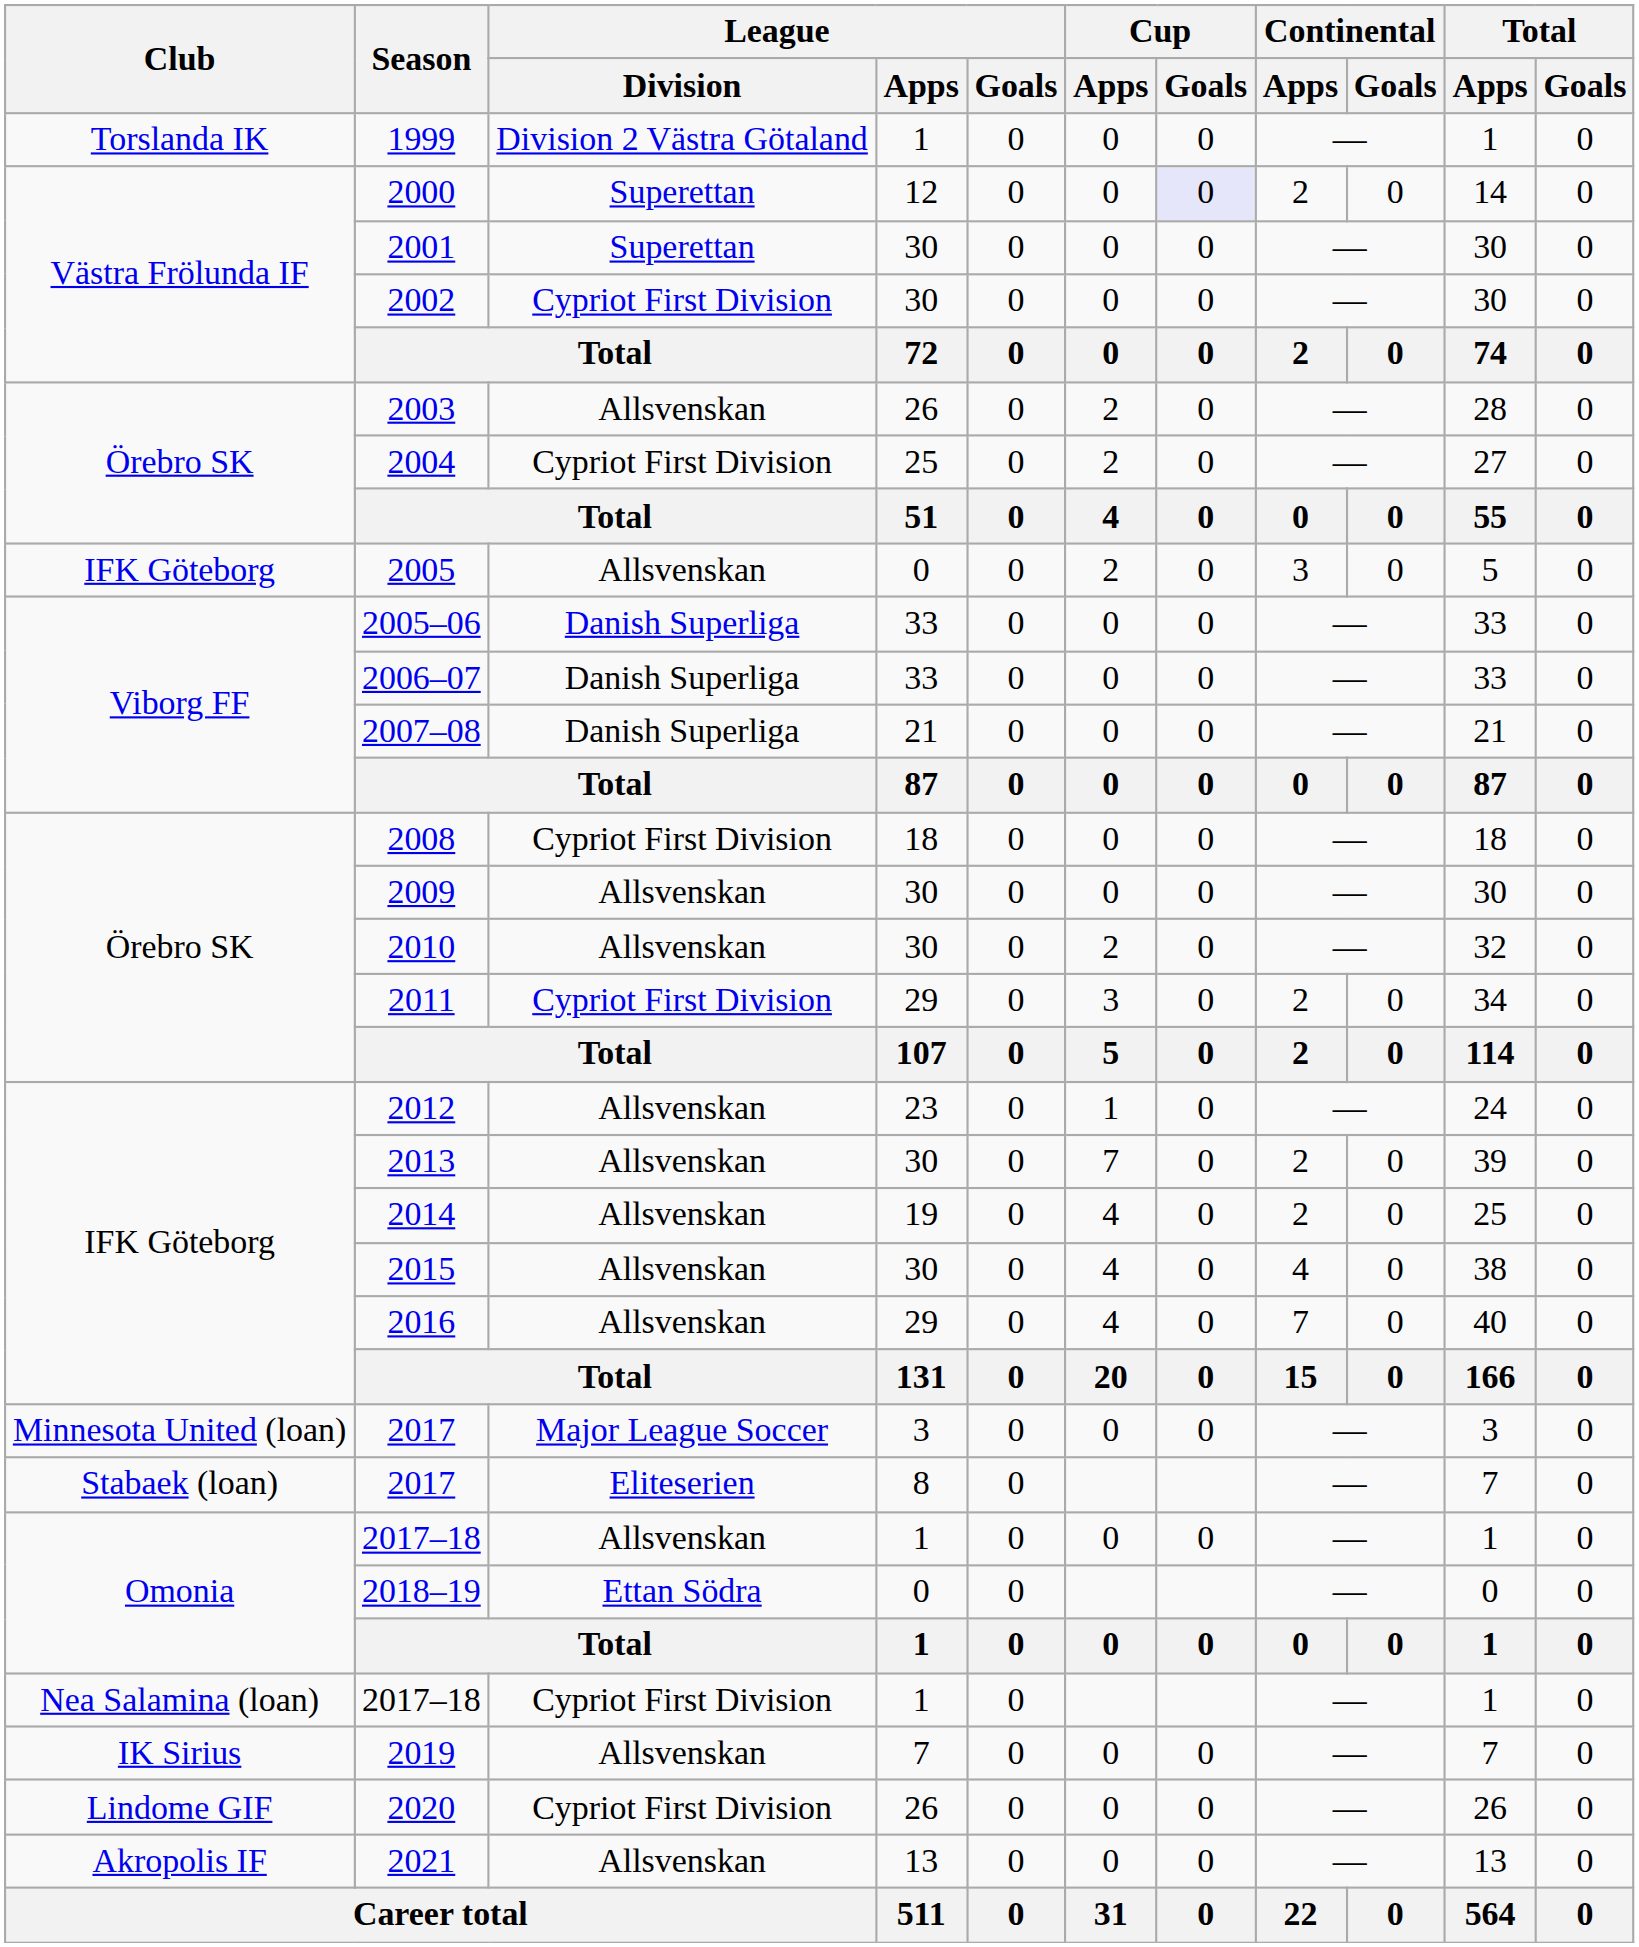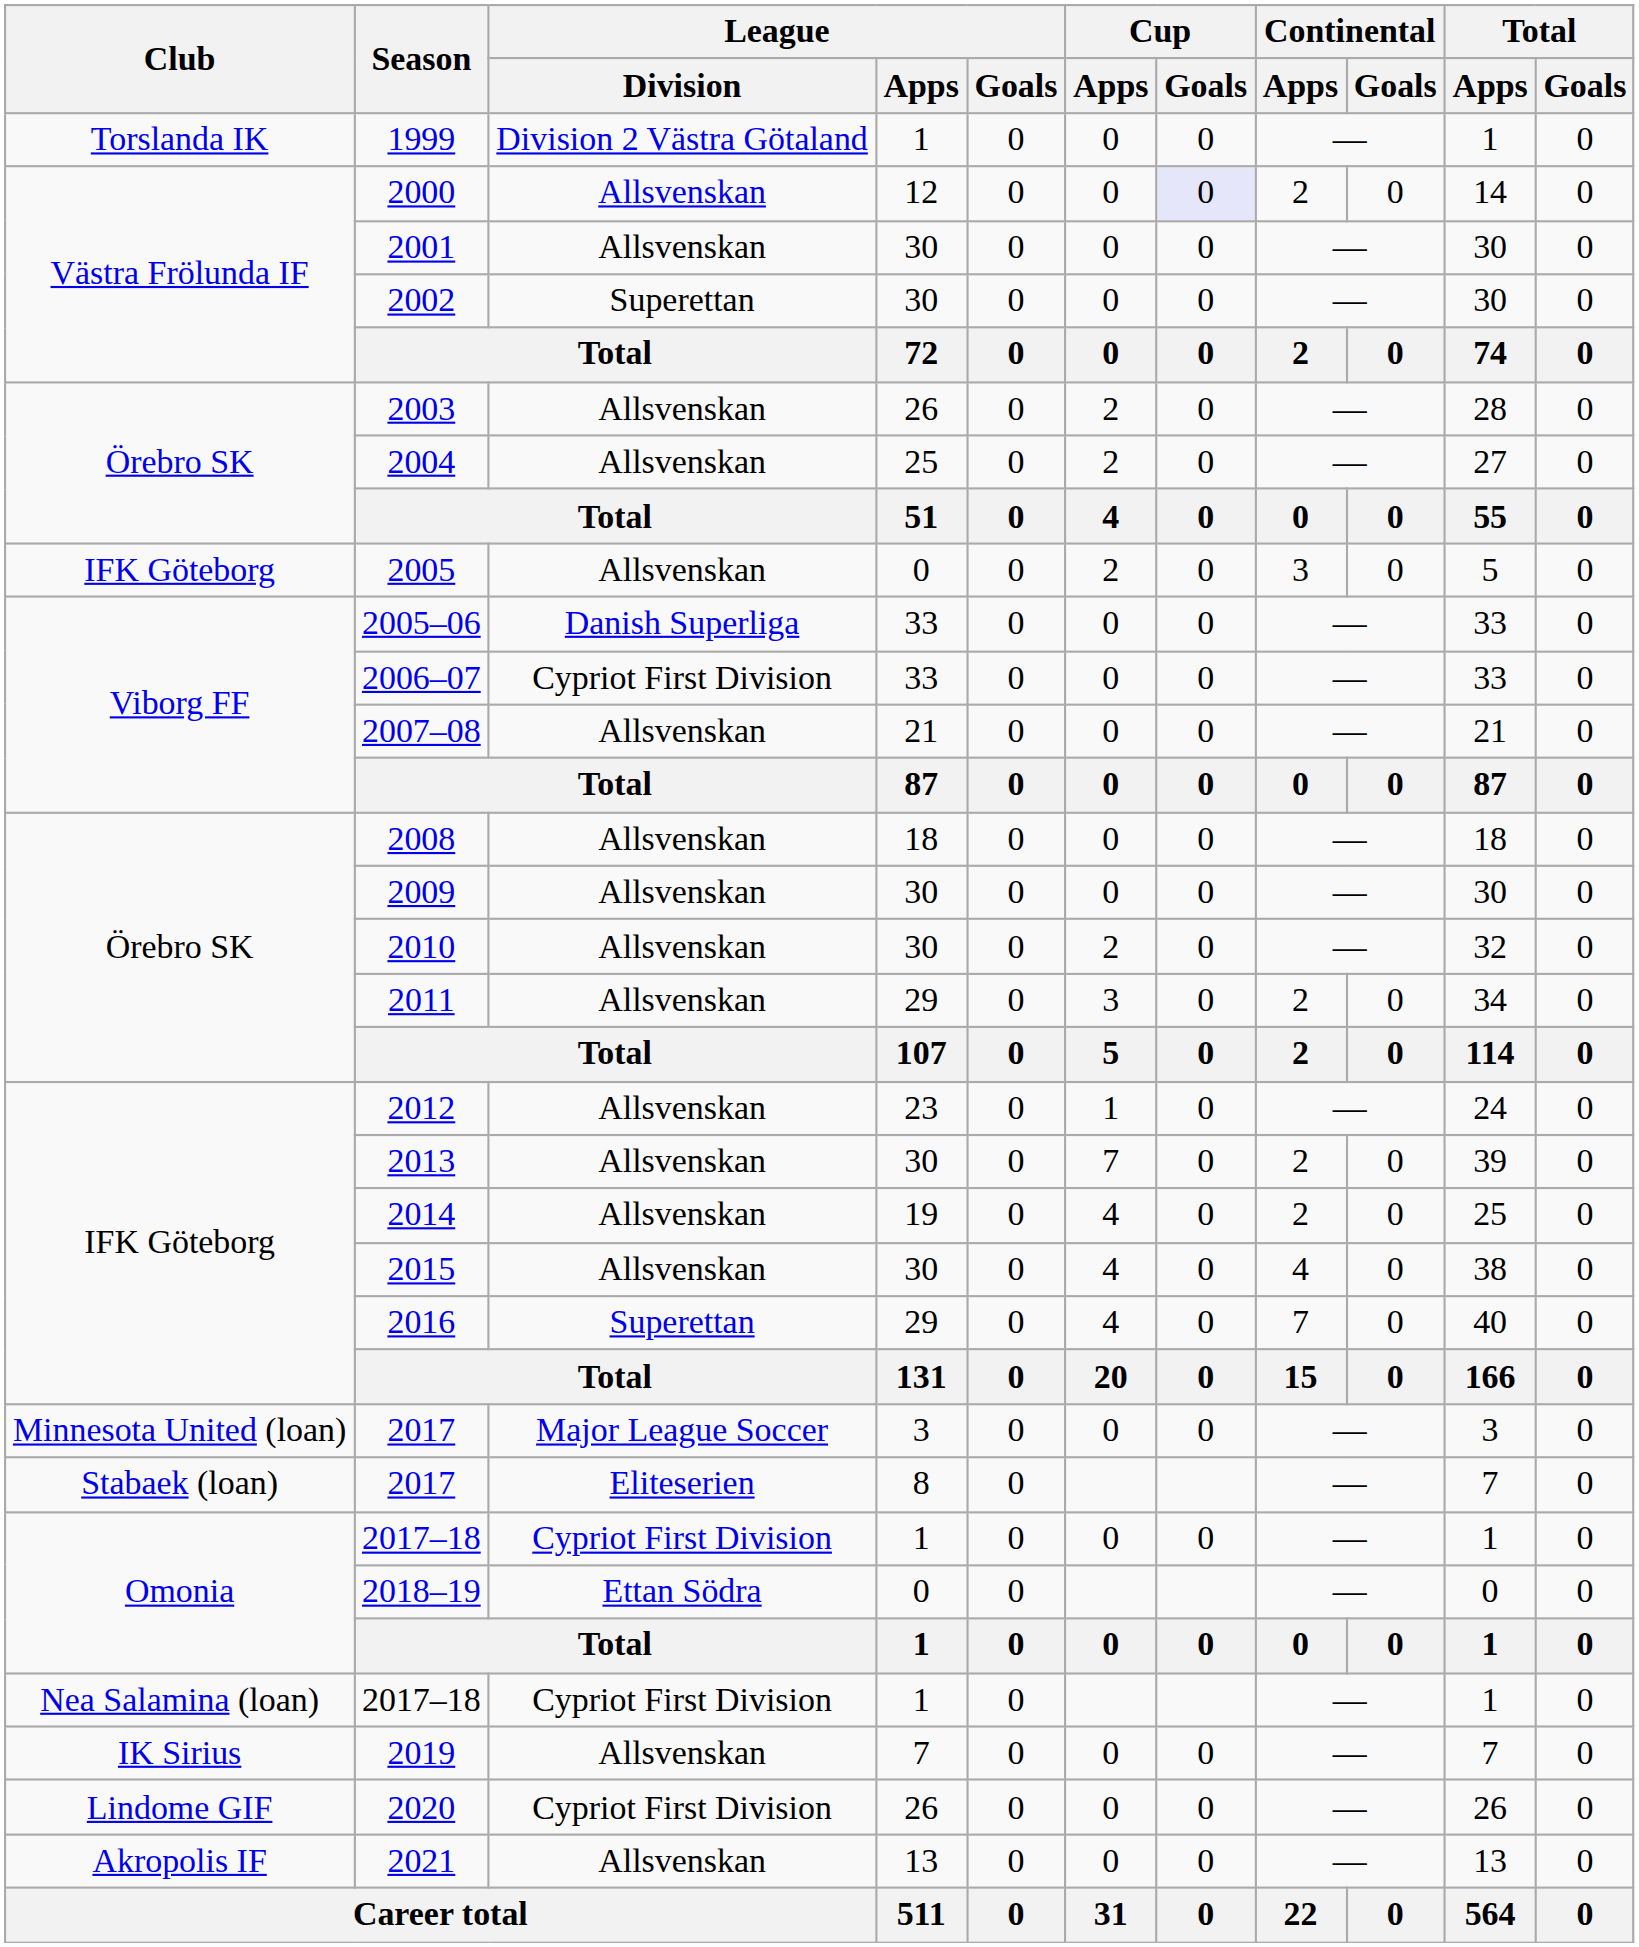(682, 192) Superettan -> (682, 192) Allsvenskan
(682, 246) Superettan -> (682, 246) Allsvenskan
(682, 300) Cypriot First Division -> (682, 300) Superettan
(682, 461) Cypriot First Division -> (682, 461) Allsvenskan
(682, 676) Danish Superliga -> (682, 676) Cypriot First Division
(682, 730) Danish Superliga -> (682, 730) Allsvenskan
(682, 838) Cypriot First Division -> (682, 838) Allsvenskan
(682, 999) Cypriot First Division -> (682, 999) Allsvenskan
(682, 1322) Allsvenskan -> (682, 1322) Superettan
(682, 1537) Allsvenskan -> (682, 1537) Cypriot First Division
